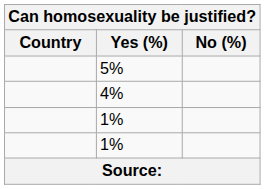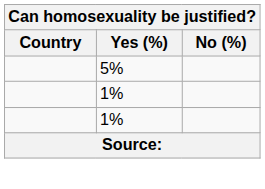- row: (50, 94)
